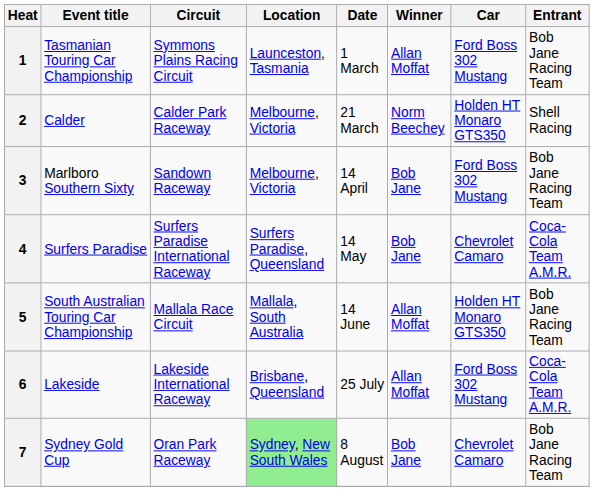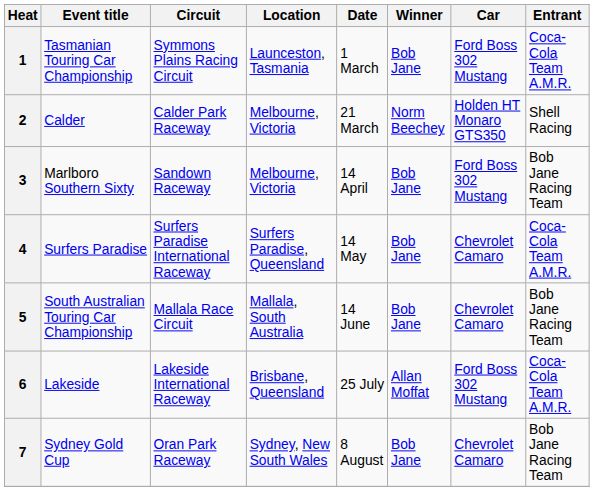(410, 61) Allan Moffat -> (406, 61) Bob Jane
(551, 61) Bob Jane Racing Team -> (550, 61) Coca-Cola Team A.M.R.
(410, 317) Allan Moffat -> (406, 317) Bob Jane
(487, 317) Holden HT Monaro GTS350 -> (484, 317) Chevrolet Camaro
(290, 453) lightgreen background -> (290, 453) no background
